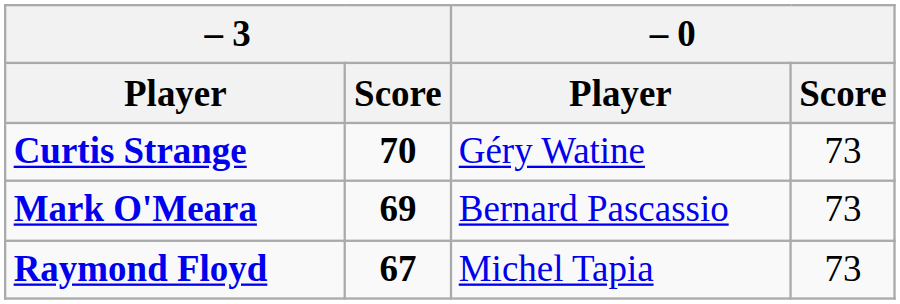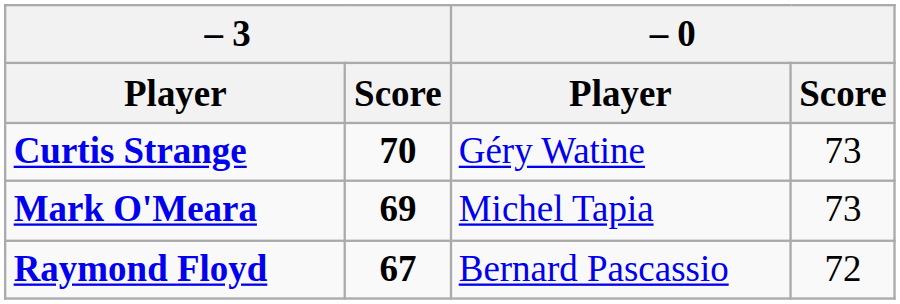(594, 209) Bernard Pascassio -> (556, 209) Michel Tapia
(556, 268) Michel Tapia -> (594, 268) Bernard Pascassio
(843, 268) 73 -> (843, 268) 72
